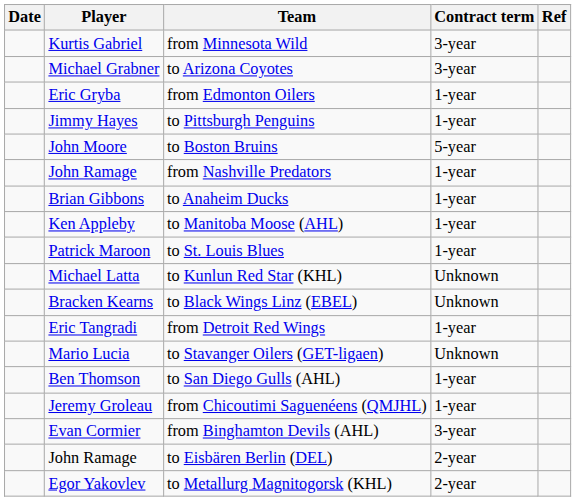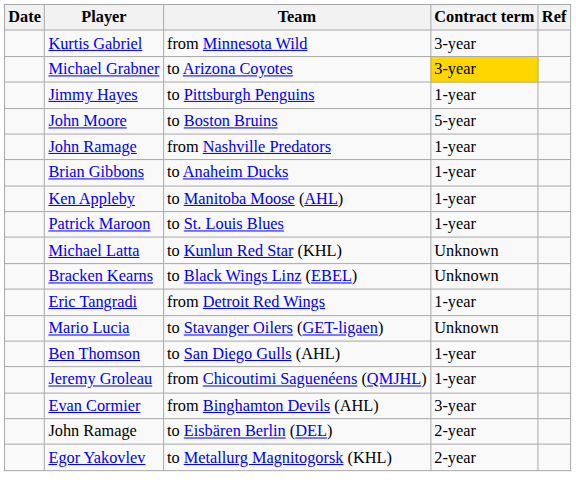(455, 69) no background -> (455, 69) gold background
- row: (241, 95)
